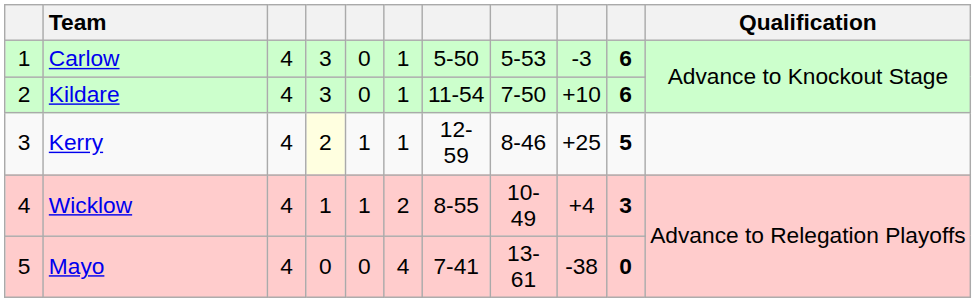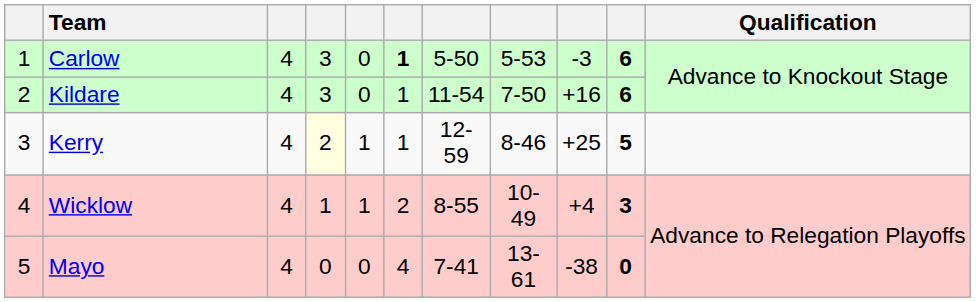(403, 58) normal -> (403, 58) bold
(582, 94) +10 -> (582, 94) +16
